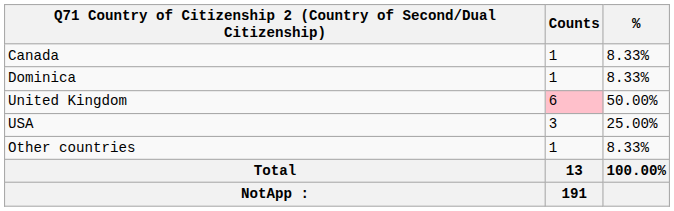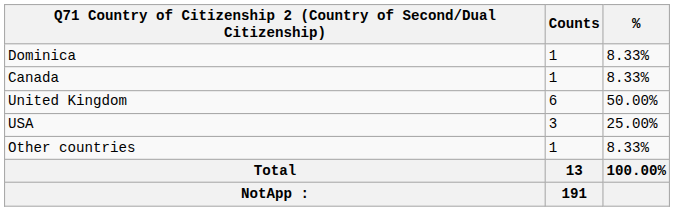rows swapped: (33, 56) <-> (42, 79)
(553, 102) pink background -> (553, 102) no background
